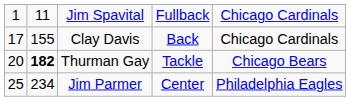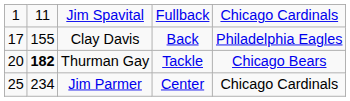(279, 38) Chicago Cardinals -> (279, 38) Philadelphia Eagles
(279, 84) Philadelphia Eagles -> (279, 84) Chicago Cardinals
